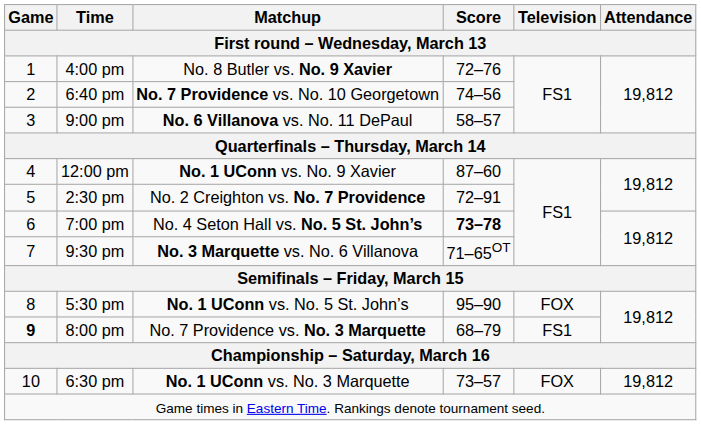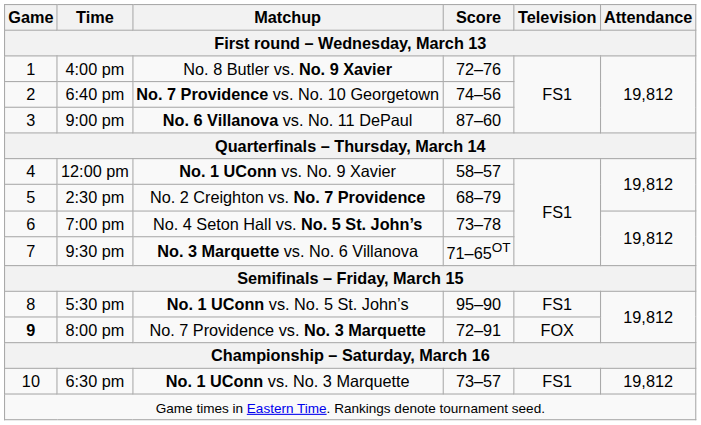(479, 121) 58–57 -> (479, 121) 87–60
(479, 172) 87–60 -> (479, 172) 58–57
(479, 198) 72–91 -> (479, 198) 68–79
(479, 224) bold -> (479, 224) normal
(557, 304) FOX -> (557, 304) FS1
(479, 330) 68–79 -> (479, 330) 72–91
(557, 330) FS1 -> (557, 330) FOX
(557, 381) FOX -> (557, 381) FS1
